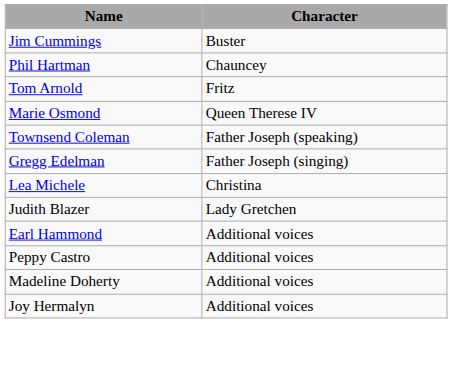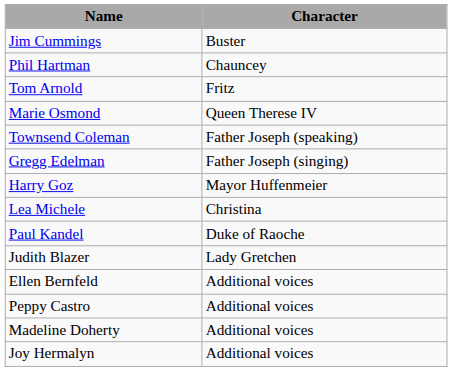+ row: (41, 185)
+ row: (46, 233)
- row: (55, 233)
+ row: (53, 281)
